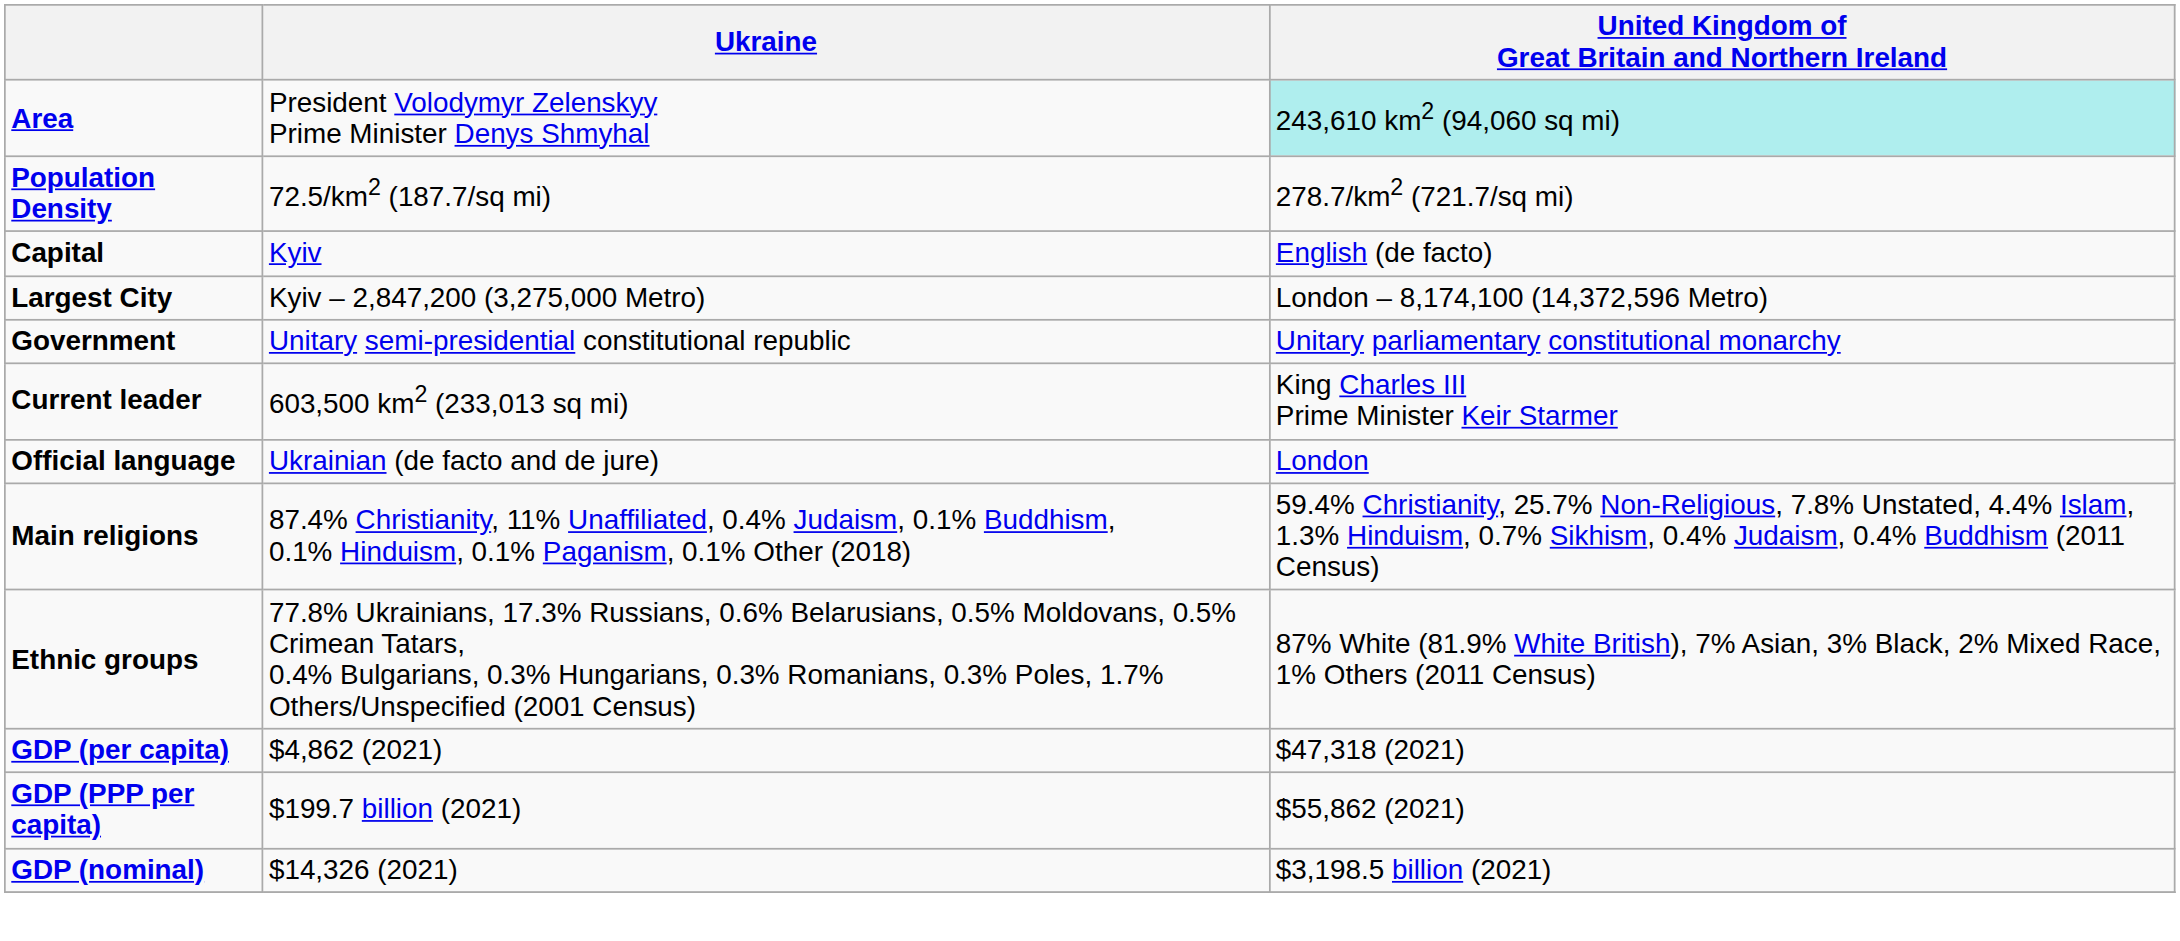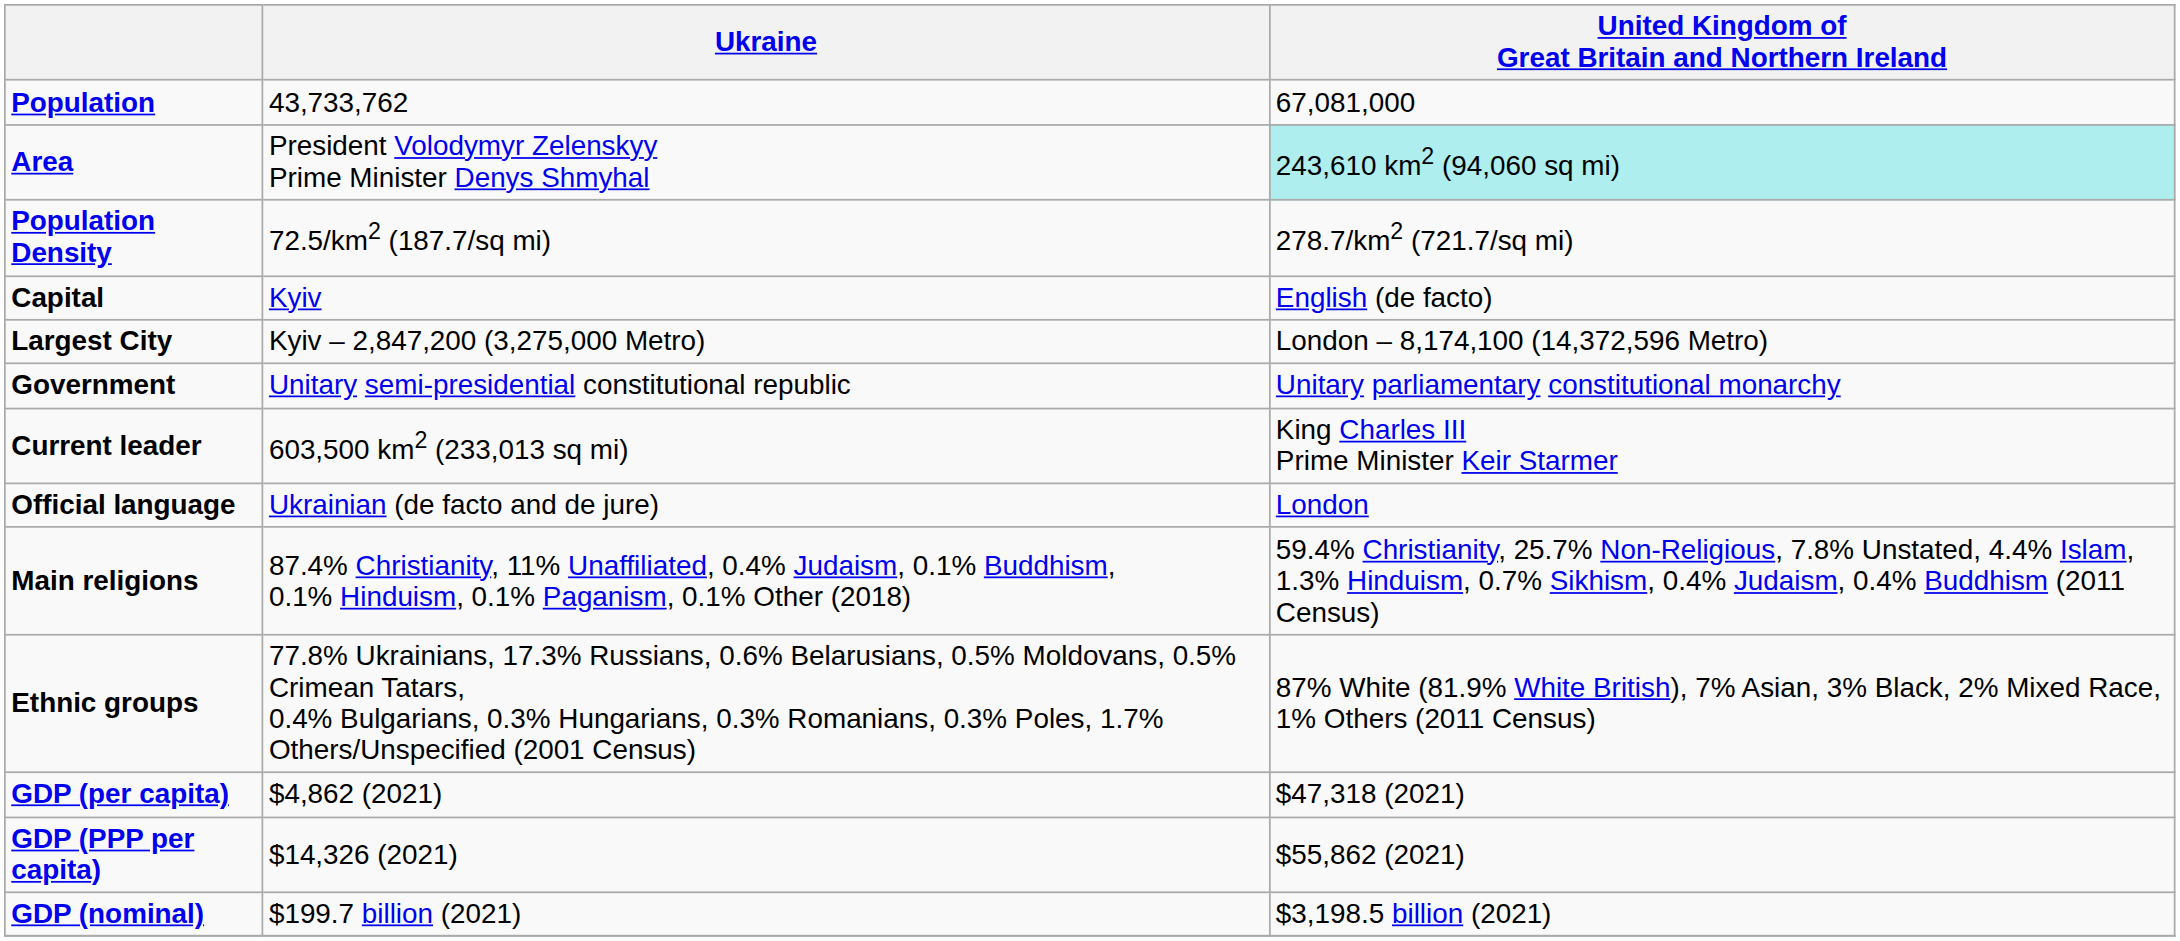+ row: (83, 102)
(395, 809) $199.7 billion (2021) -> (363, 853) $14,326 (2021)
(363, 869) $14,326 (2021) -> (395, 913) $199.7 billion (2021)
